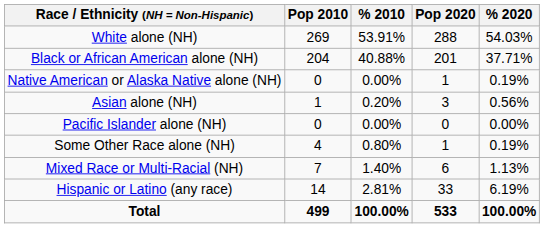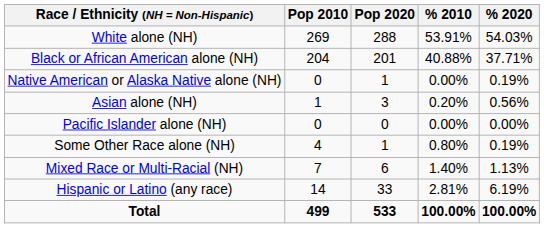columns swapped: (445, 15) <-> (382, 15)
